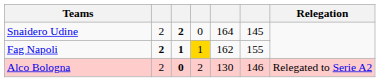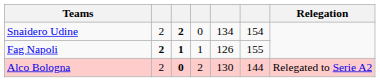(225, 31) 164 -> (225, 31) 134
(255, 31) 145 -> (255, 31) 154
(200, 49) gold background -> (200, 49) no background
(225, 49) 162 -> (225, 49) 126
(255, 67) 146 -> (255, 67) 144
